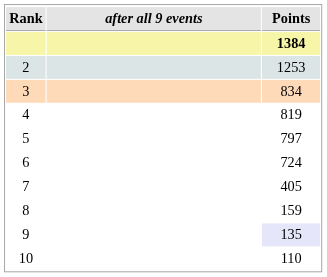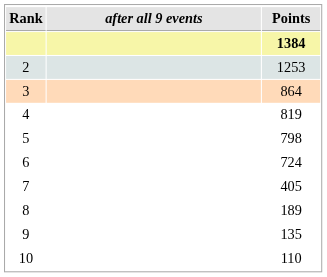(291, 91) 834 -> (291, 91) 864
(291, 139) 797 -> (291, 139) 798
(291, 210) 159 -> (291, 210) 189
(291, 234) lavender background -> (291, 234) no background
